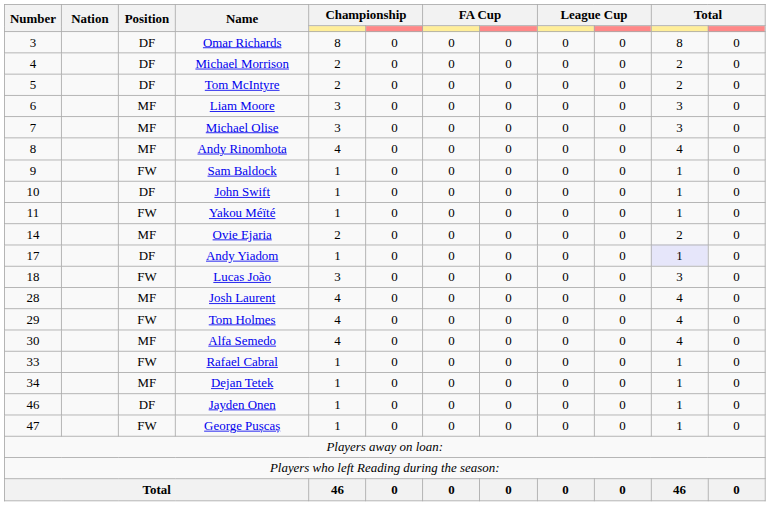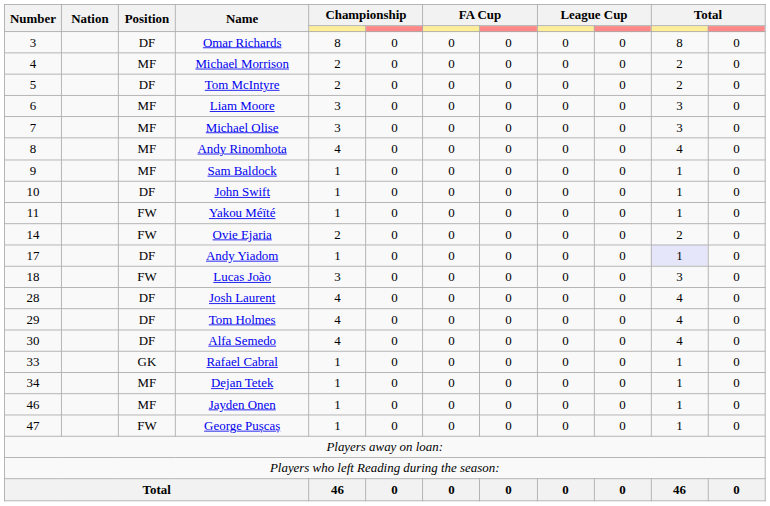(147, 63) DF -> (147, 63) MF
(147, 170) FW -> (147, 170) MF
(147, 234) MF -> (147, 234) FW
(147, 298) MF -> (147, 298) DF
(147, 319) FW -> (147, 319) DF
(147, 340) MF -> (147, 340) DF
(147, 362) FW -> (147, 362) GK
(147, 404) DF -> (147, 404) MF
